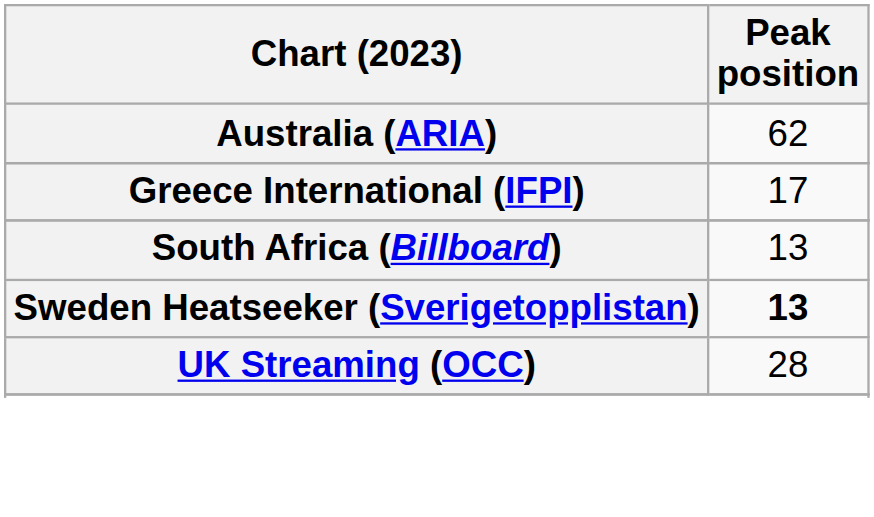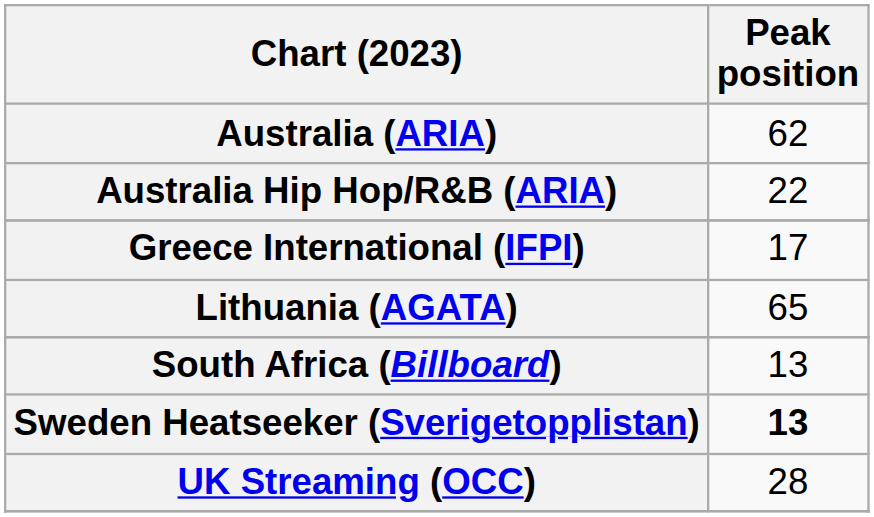+ row: (357, 190)
+ row: (357, 307)
